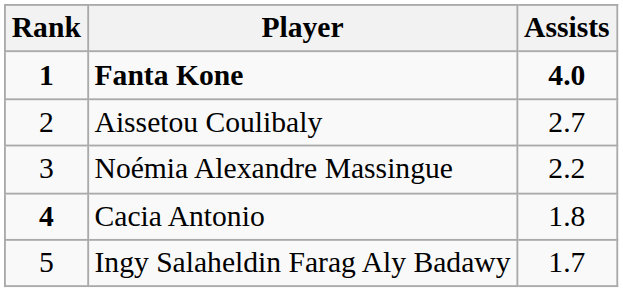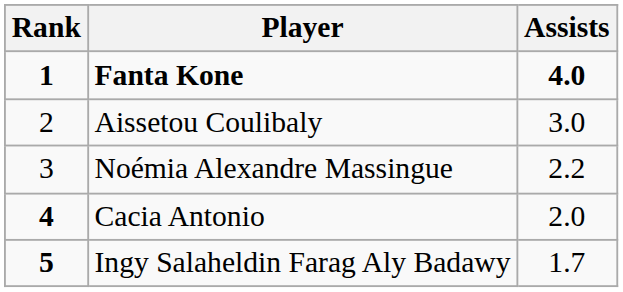(567, 121) 2.7 -> (567, 121) 3.0
(567, 215) 1.8 -> (567, 215) 2.0
(46, 262) normal -> (46, 262) bold
